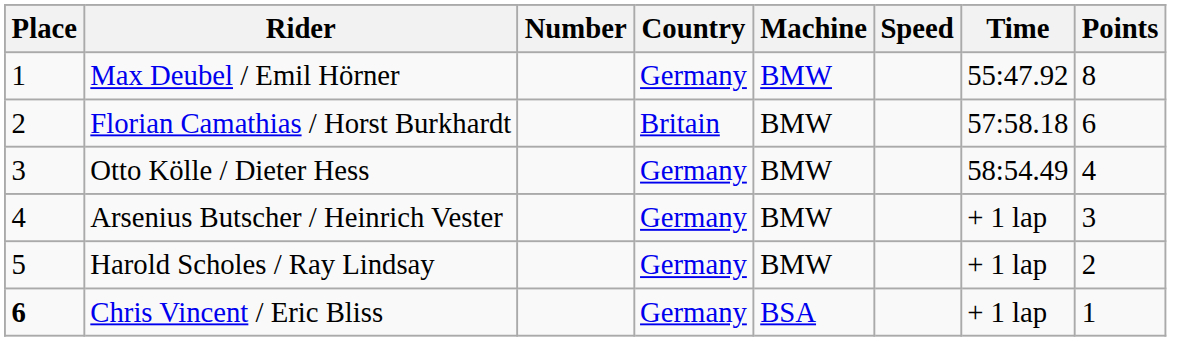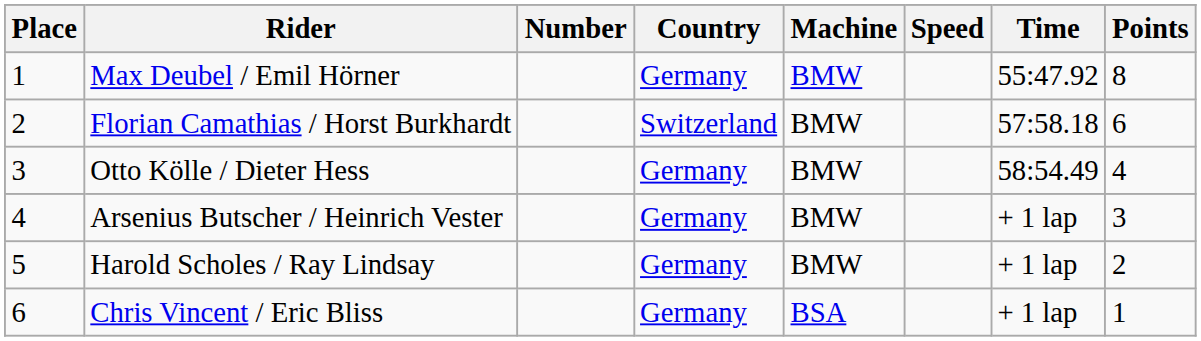(680, 123) Britain -> (709, 123) Switzerland
(19, 312) bold -> (19, 312) normal
